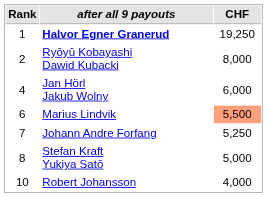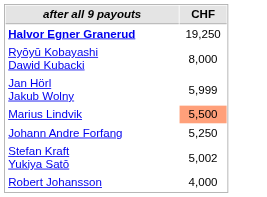- column: (22, 14)
(237, 90) 6,000 -> (203, 90) 5,999
(237, 158) 5,000 -> (203, 158) 5,002
